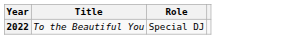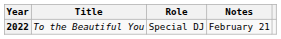+ column: (239, 12)
